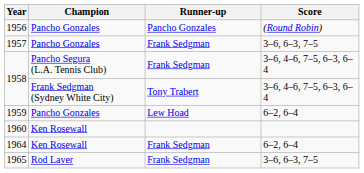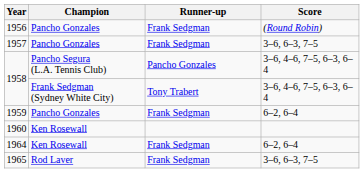(181, 28) Pancho Gonzales -> (178, 28) Frank Sedgman
(178, 65) Frank Sedgman -> (181, 65) Pancho Gonzales
(168, 113) Lew Hoad -> (178, 113) Frank Sedgman
